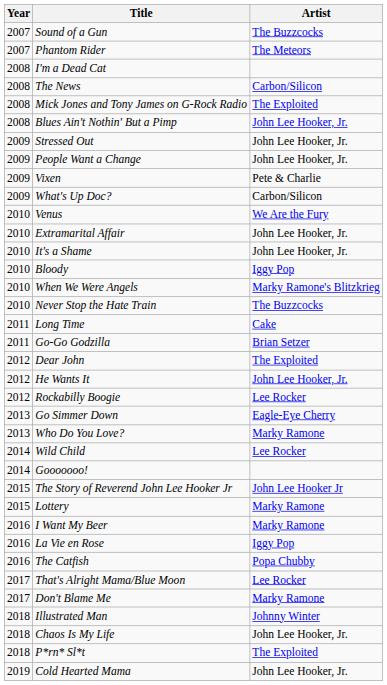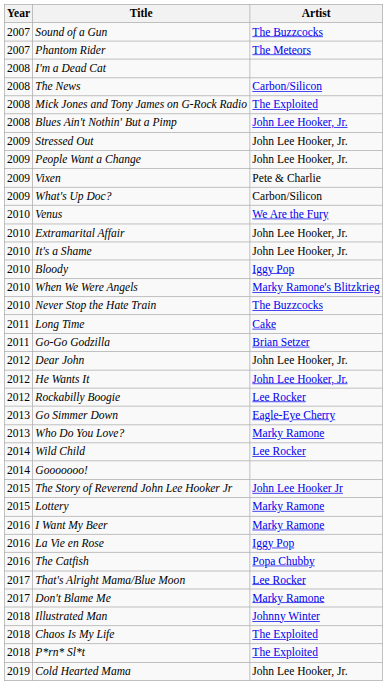(285, 360) The Exploited -> (300, 360) John Lee Hooker, Jr.
(300, 634) John Lee Hooker, Jr. -> (285, 634) The Exploited
